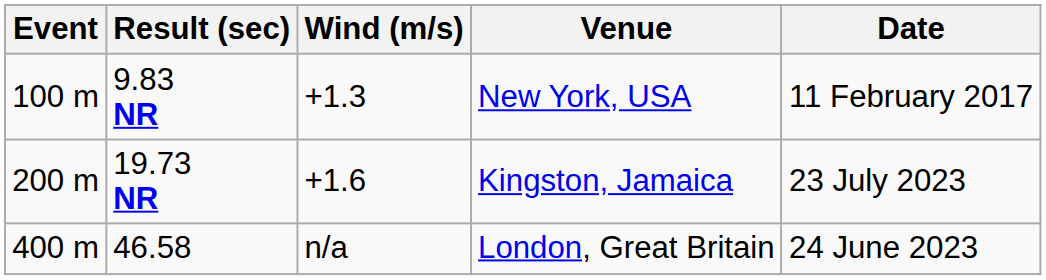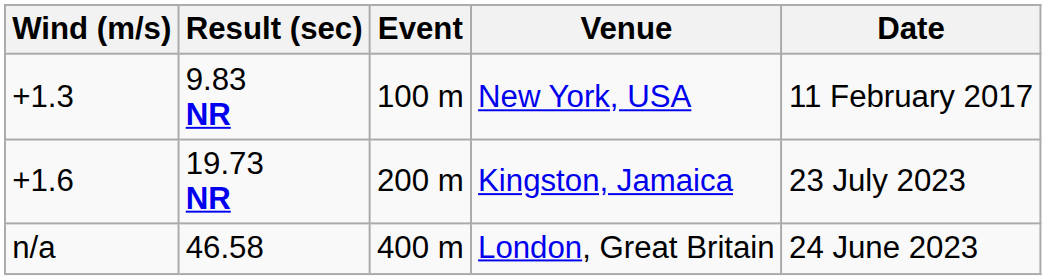columns swapped: (56, 29) <-> (384, 29)
